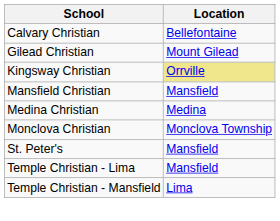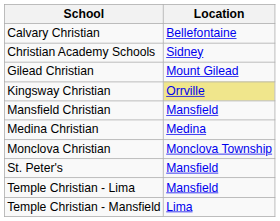+ row: (81, 52)
